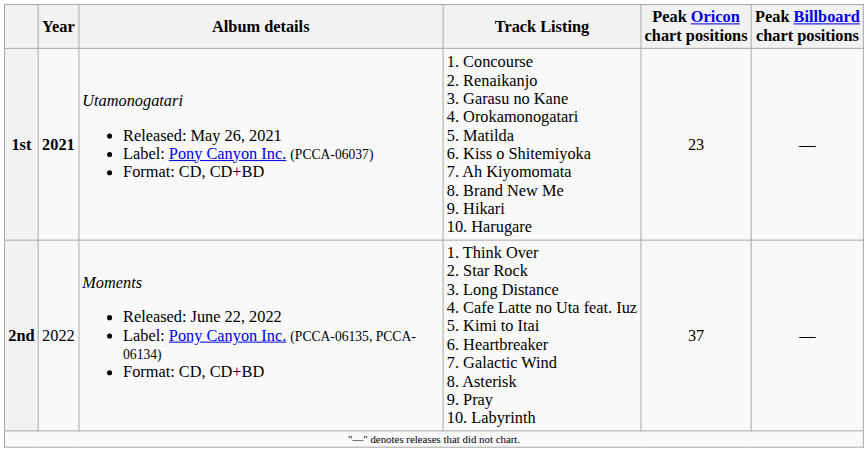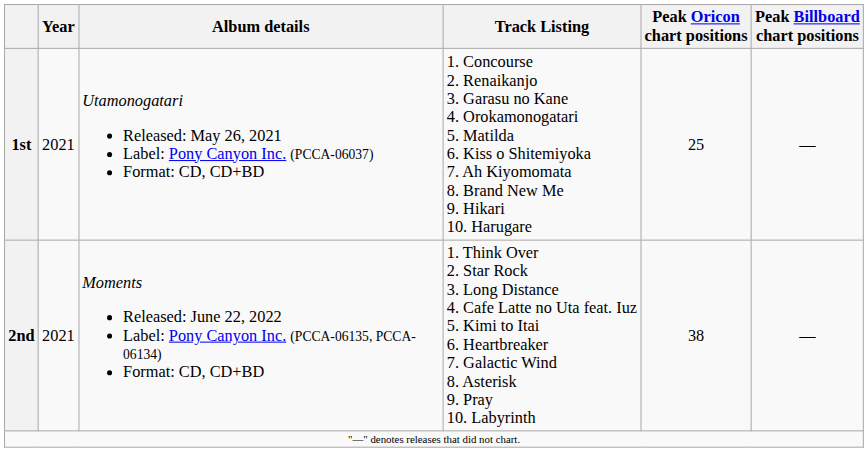(58, 144) bold -> (58, 144) normal
(696, 144) 23 -> (696, 144) 25
(58, 335) 2022 -> (58, 335) 2021
(696, 335) 37 -> (696, 335) 38
